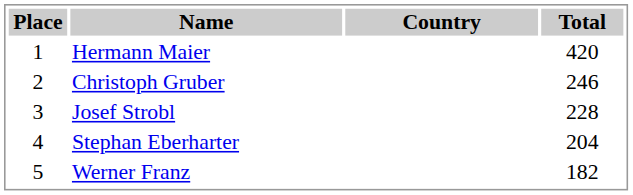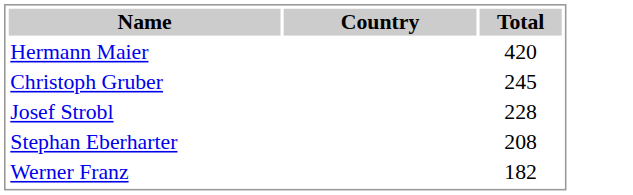- column: (38, 22)
(582, 82) 246 -> (521, 82) 245
(582, 142) 204 -> (521, 142) 208
